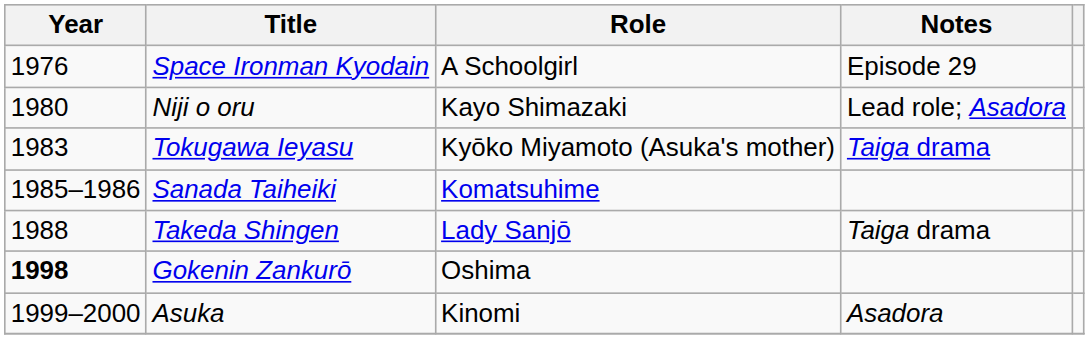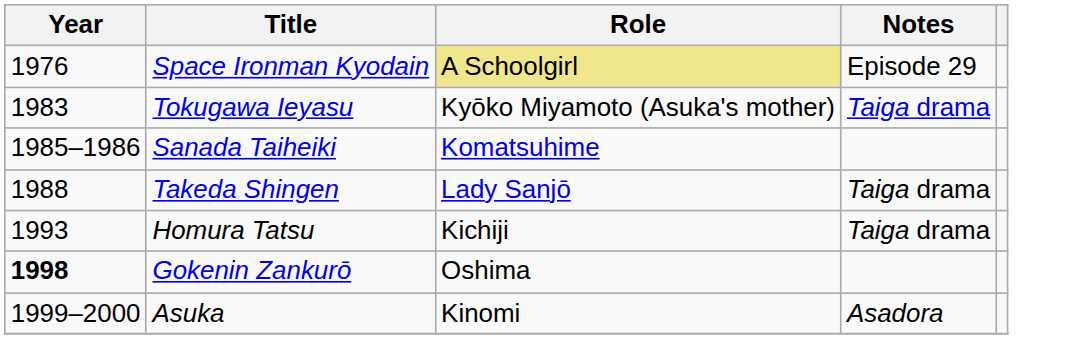(510, 66) no background -> (510, 66) khaki background
- row: (204, 107)
+ row: (233, 230)
